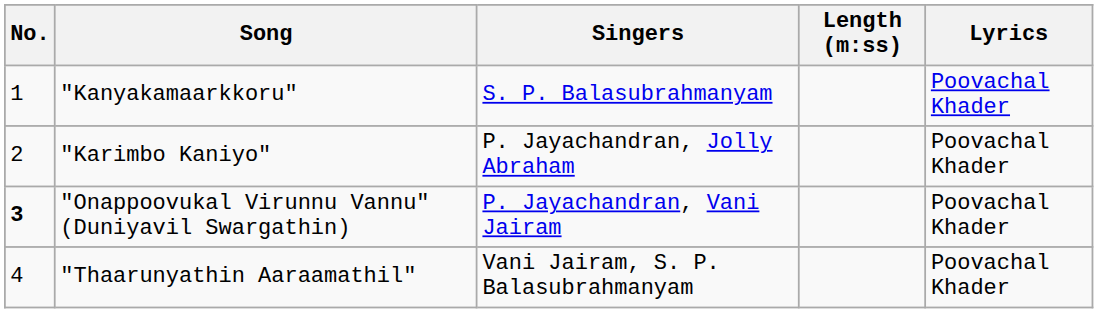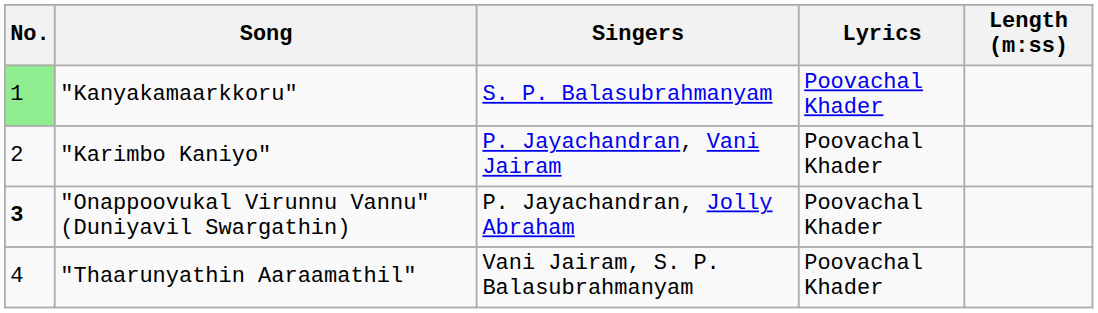columns swapped: (1009, 35) <-> (862, 35)
(17, 96) no background -> (17, 96) lightgreen background
(627, 156) P. Jayachandran, Jolly Abraham -> (621, 156) P. Jayachandran, Vani Jairam
(621, 217) P. Jayachandran, Vani Jairam -> (627, 217) P. Jayachandran, Jolly Abraham
